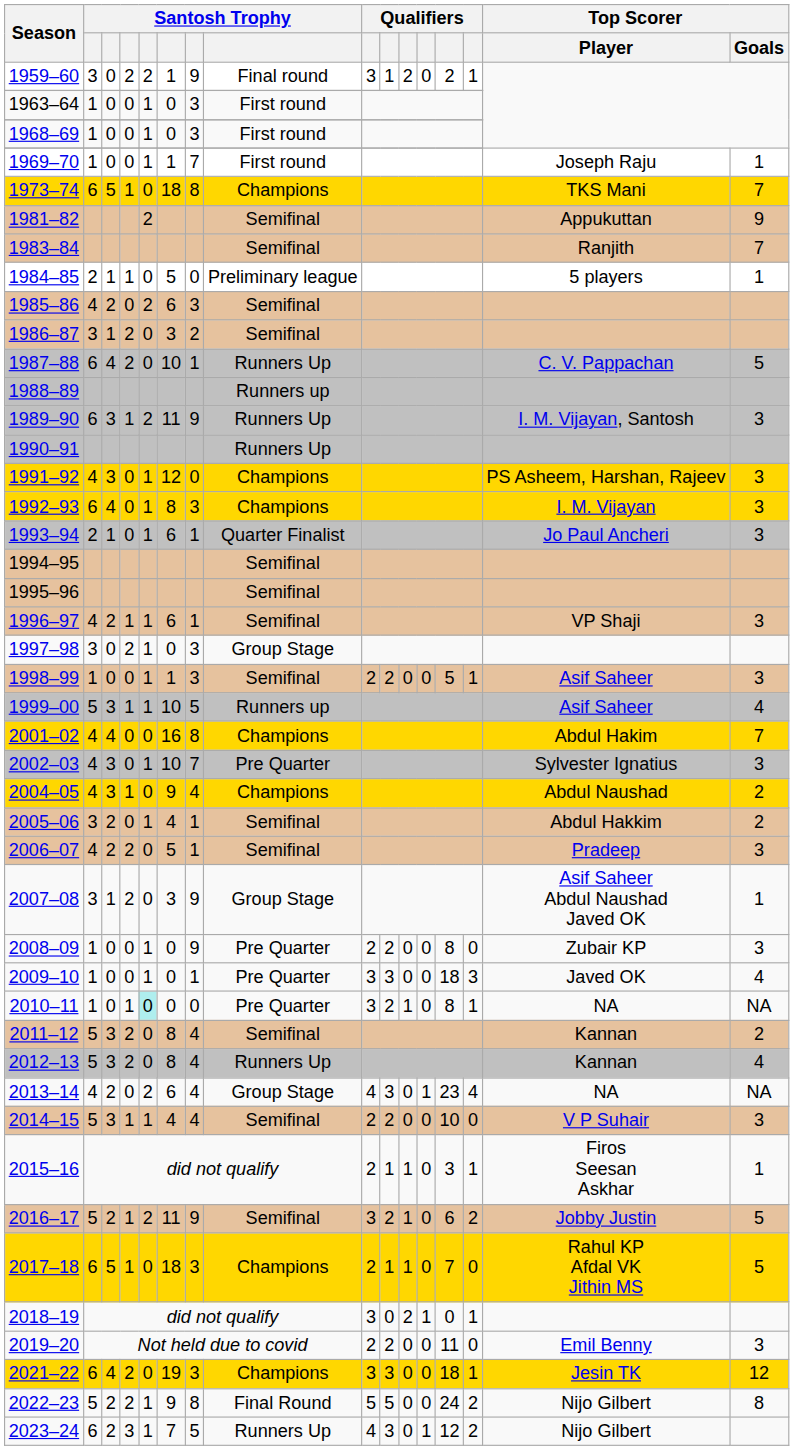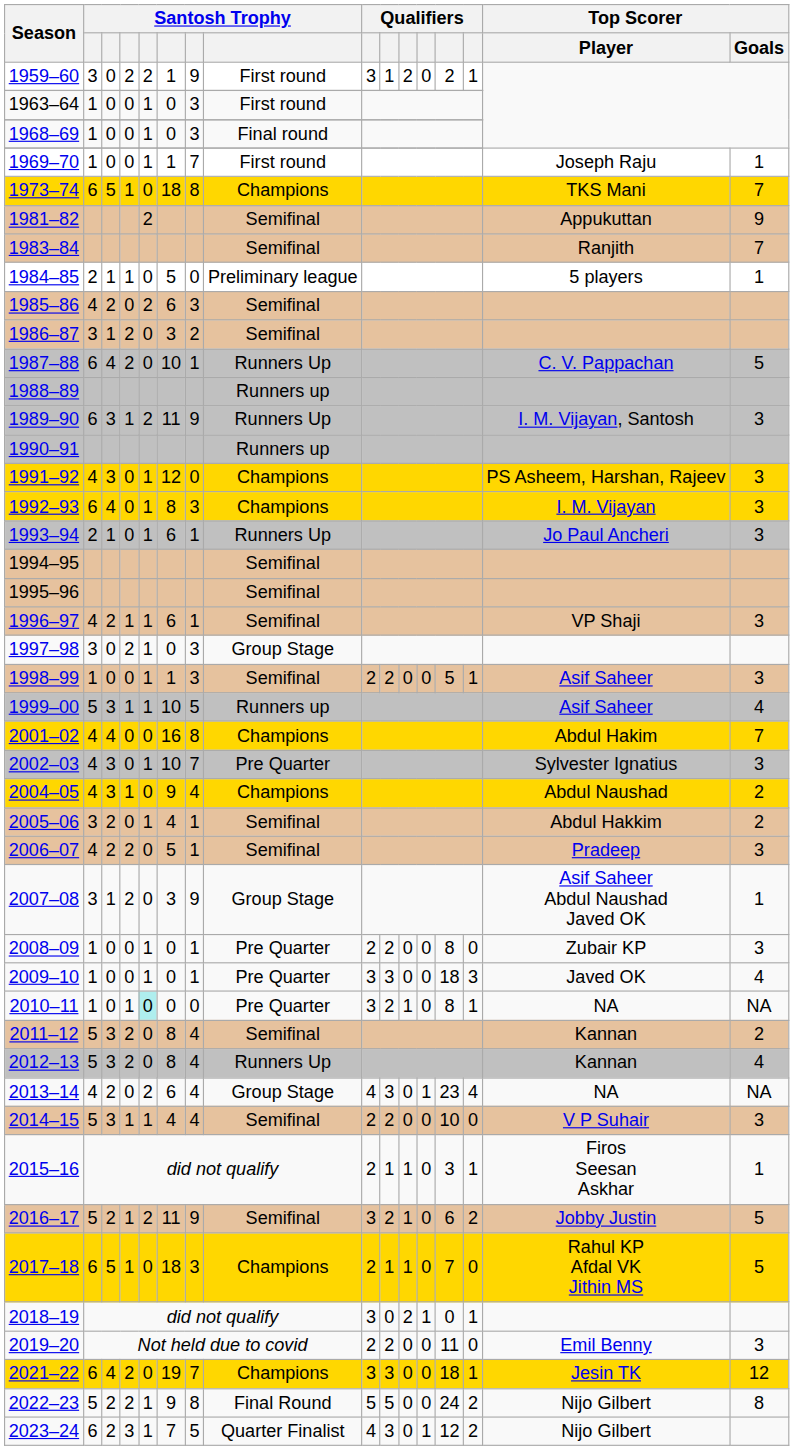(283, 76) Final round -> (283, 76) First round
(283, 133) First round -> (283, 133) Final round
(283, 448) Runners Up -> (283, 448) Runners up
(283, 534) Quarter Finalist -> (283, 534) Runners Up
(195, 948) 9 -> (195, 948) 1
(195, 1373) 3 -> (195, 1373) 7
(283, 1431) Runners Up -> (283, 1431) Quarter Finalist
